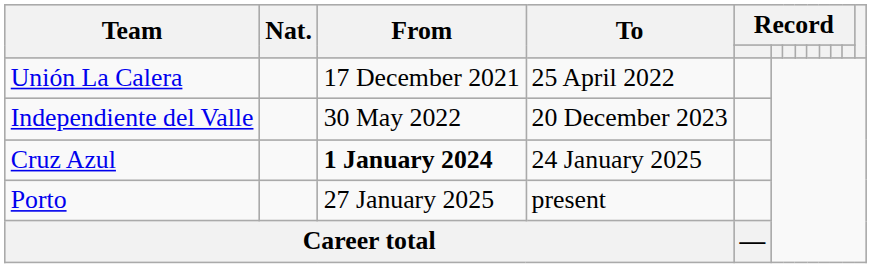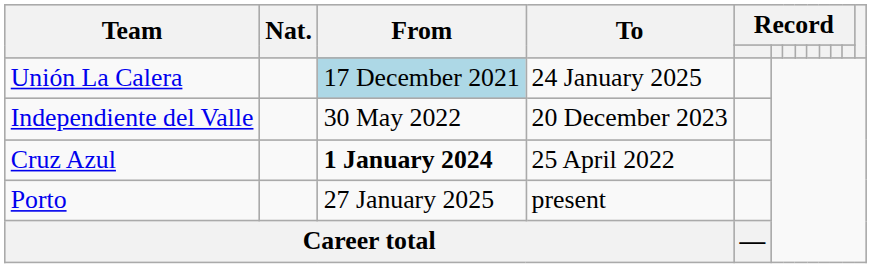(422, 77) no background -> (422, 77) lightblue background
(603, 77) 25 April 2022 -> (617, 77) 24 January 2025
(617, 159) 24 January 2025 -> (603, 159) 25 April 2022
